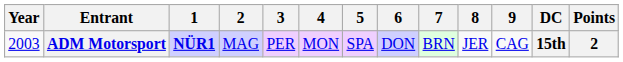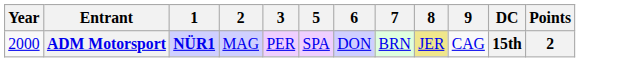- column: (321, 17)
(24, 43) 2003 -> (24, 43) 2000
(475, 43) no background -> (431, 43) khaki background
